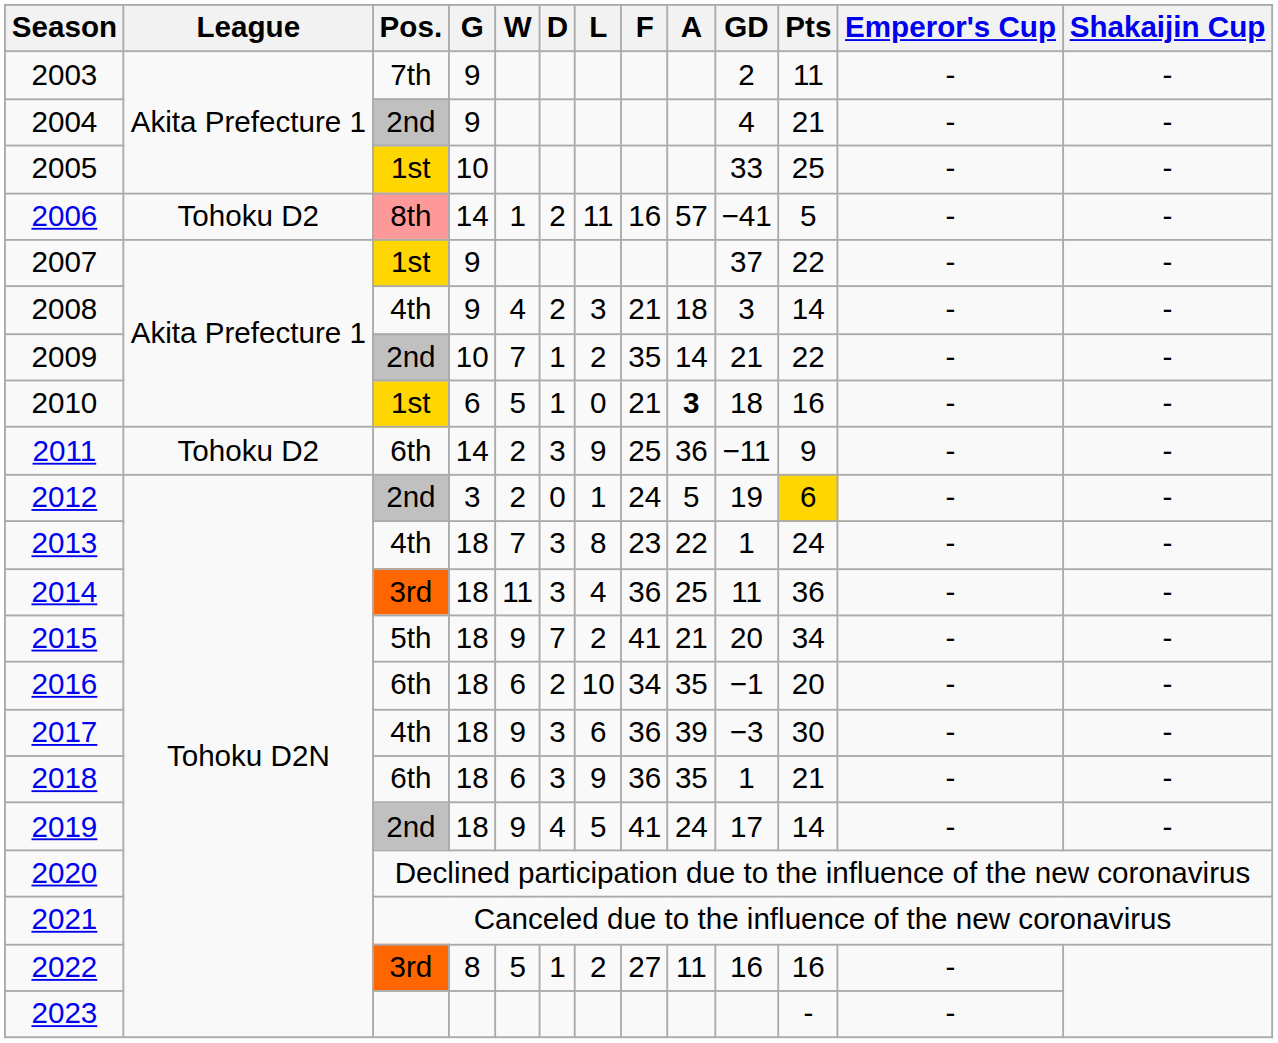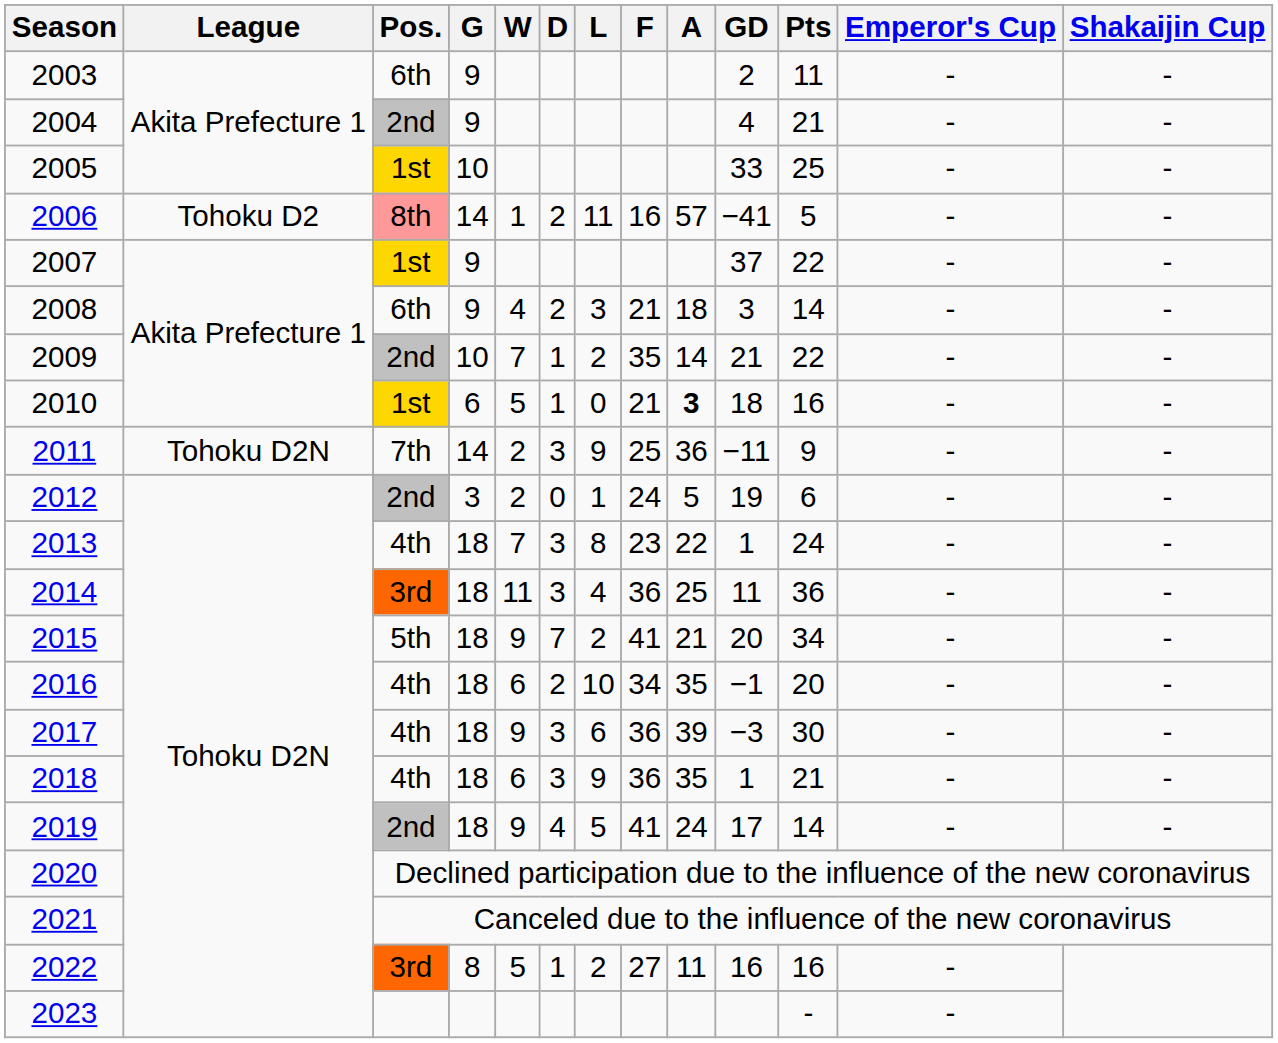(411, 74) 7th -> (411, 74) 6th
(411, 309) 4th -> (411, 309) 6th
(248, 450) Tohoku D2 -> (248, 450) Tohoku D2N
(411, 450) 6th -> (411, 450) 7th
(808, 497) gold background -> (808, 497) no background
(411, 685) 6th -> (411, 685) 4th
(411, 779) 6th -> (411, 779) 4th
